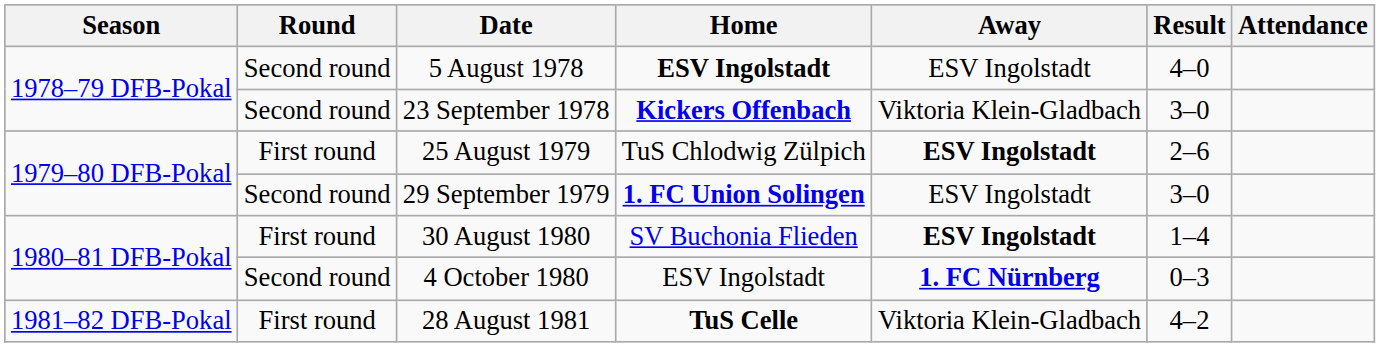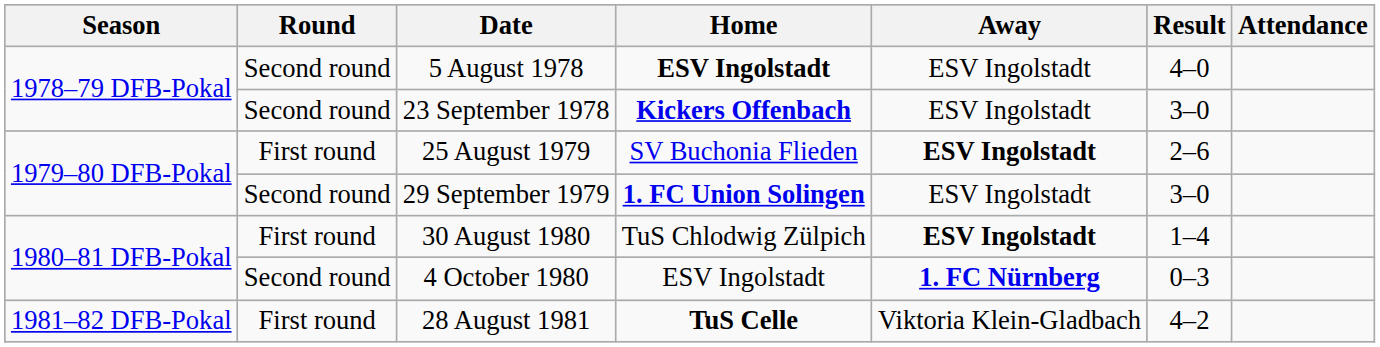(1010, 109) Viktoria Klein-Gladbach -> (1009, 109) ESV Ingolstadt
(744, 151) TuS Chlodwig Zülpich -> (744, 151) SV Buchonia Flieden
(744, 236) SV Buchonia Flieden -> (744, 236) TuS Chlodwig Zülpich
